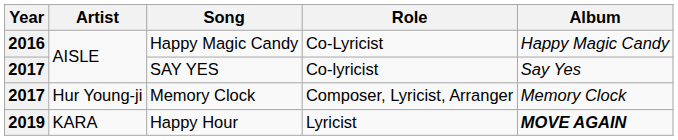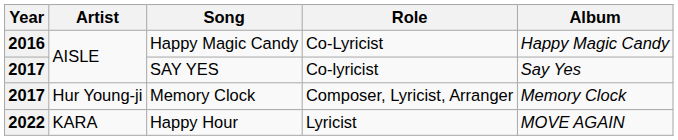(27, 122) 2019 -> (27, 122) 2022
(574, 122) bold -> (573, 122) normal
